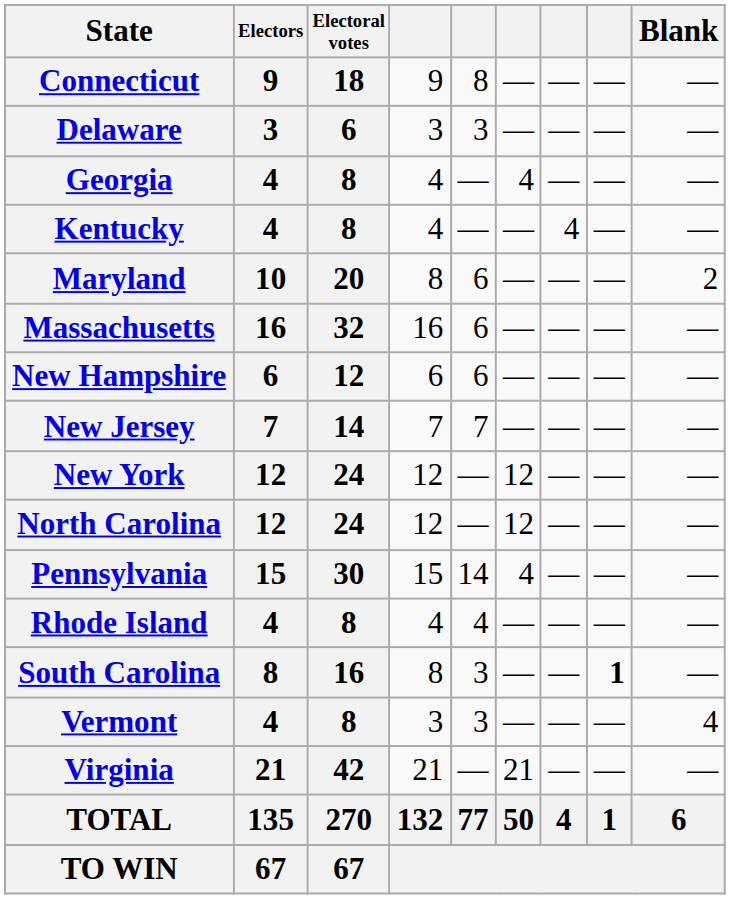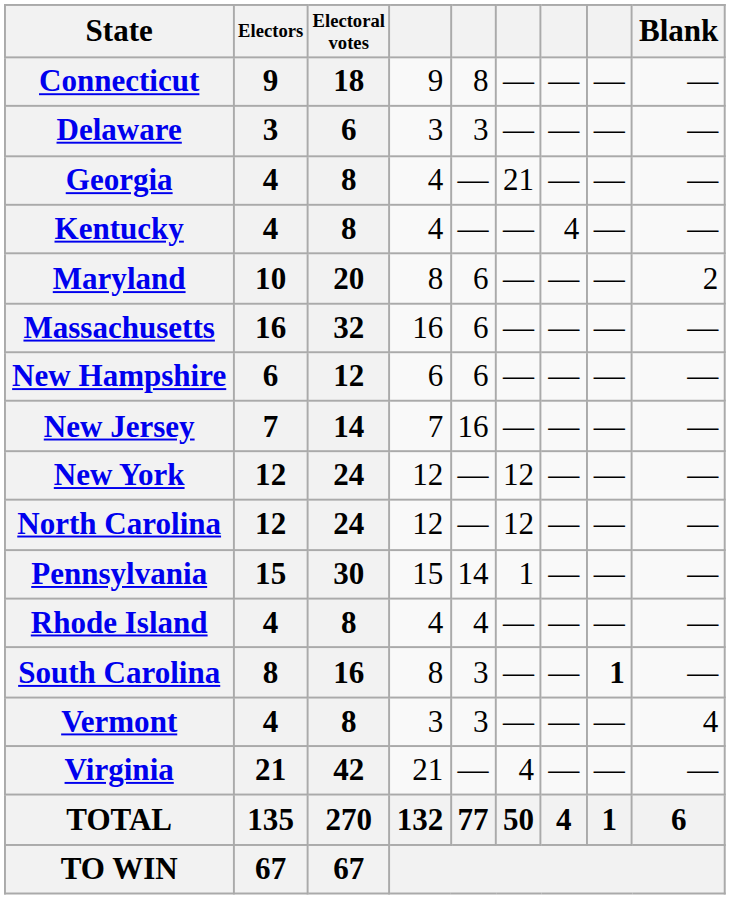(526, 179) 4 -> (518, 179) 21
(481, 425) 7 -> (473, 425) 16
(526, 573) 4 -> (526, 573) 1
(518, 770) 21 -> (526, 770) 4
